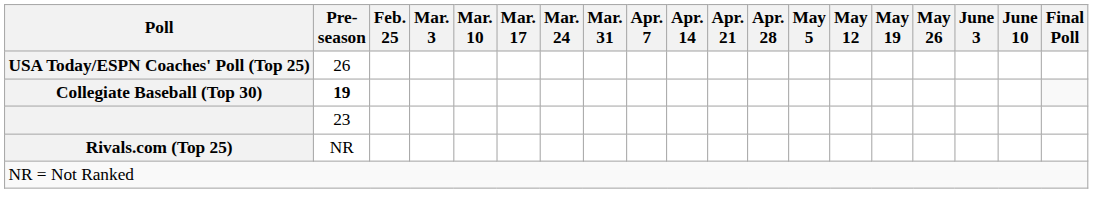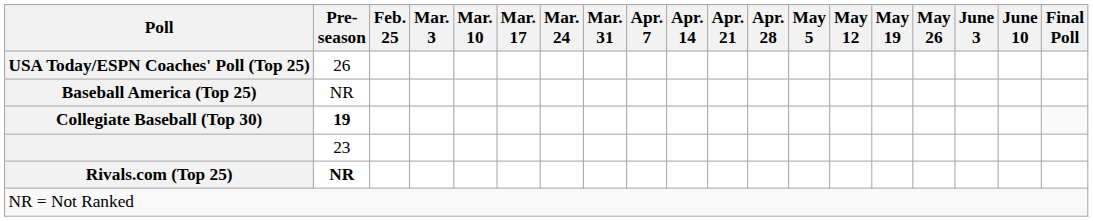+ row: (159, 92)
(342, 147) normal -> (342, 174) bold
